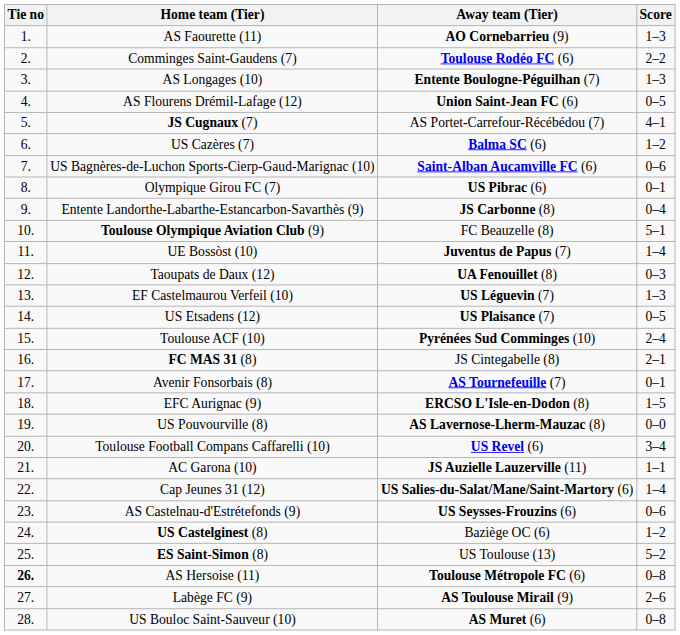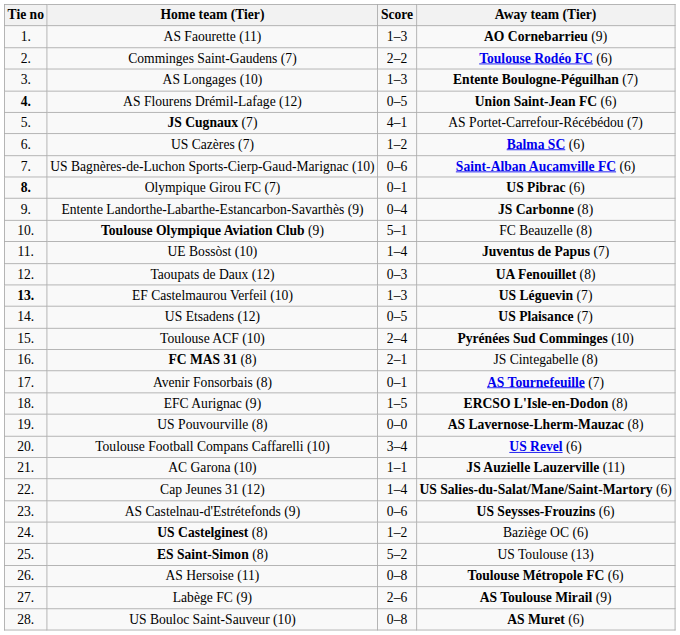columns swapped: (656, 15) <-> (507, 15)
(26, 101) normal -> (26, 101) bold
(26, 187) normal -> (26, 187) bold
(26, 295) normal -> (26, 295) bold
(26, 576) bold -> (26, 576) normal
